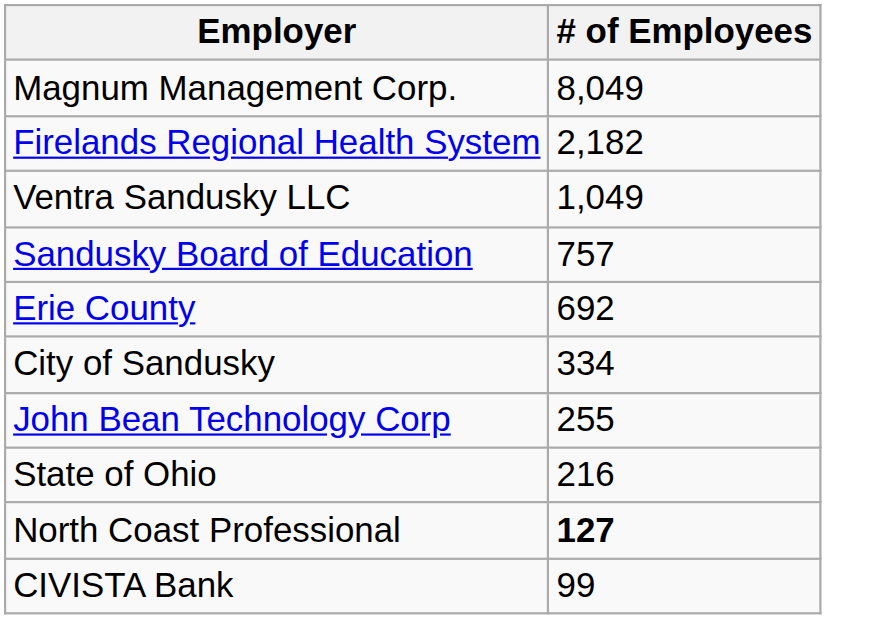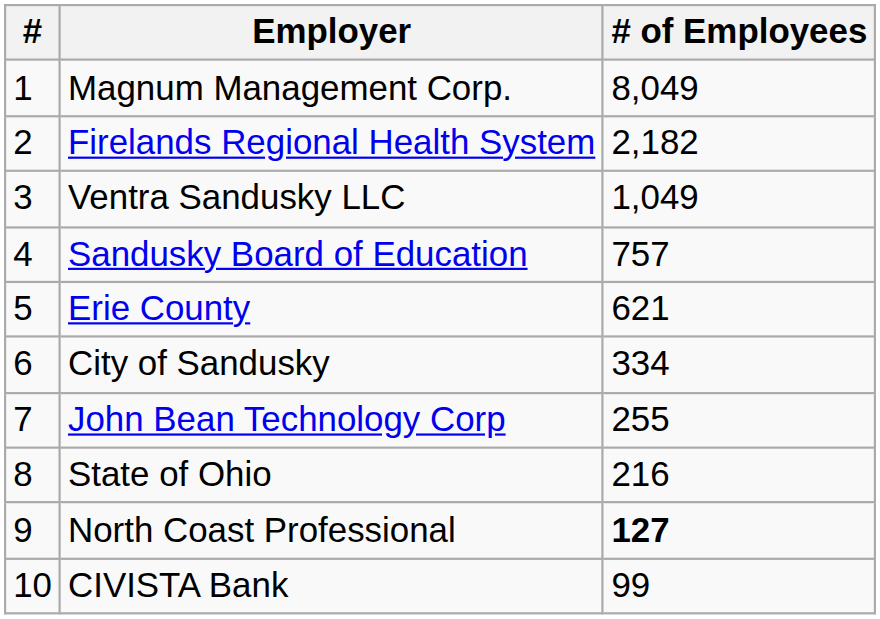+ column: (33, 32)
(586, 308) 692 -> (641, 308) 621
